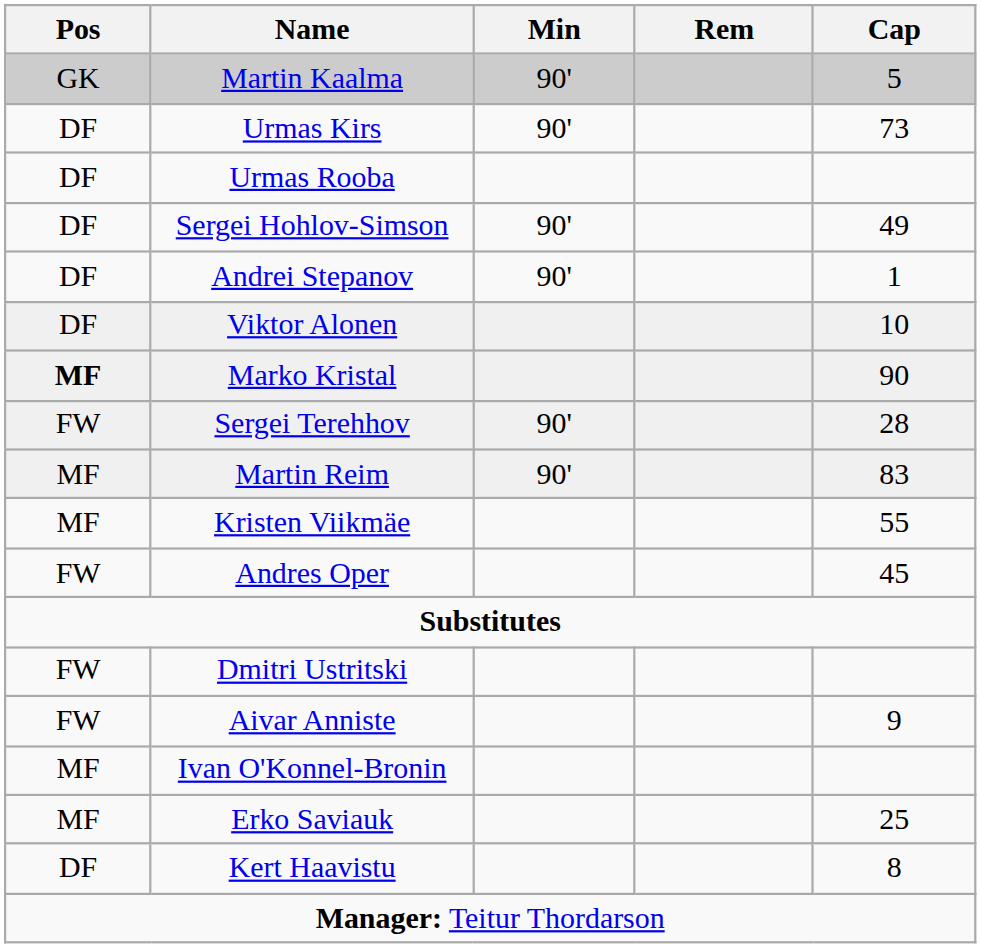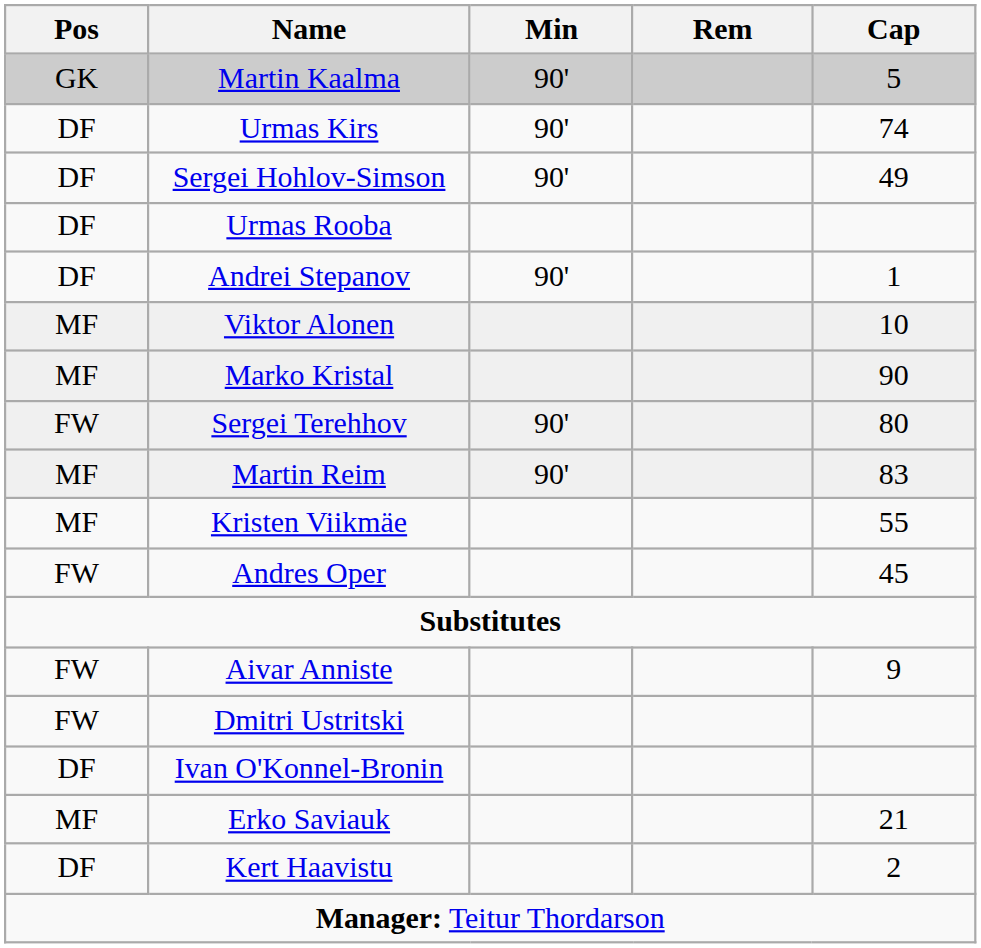(894, 127) 73 -> (894, 127) 74
rows swapped: (312, 176) <-> (312, 226)
(78, 324) DF -> (77, 324) MF
(78, 374) bold -> (77, 374) normal
(894, 423) 28 -> (894, 423) 80
rows swapped: (312, 670) <-> (312, 719)
(78, 769) MF -> (77, 769) DF
(894, 818) 25 -> (894, 818) 21
(894, 867) 8 -> (894, 867) 2
